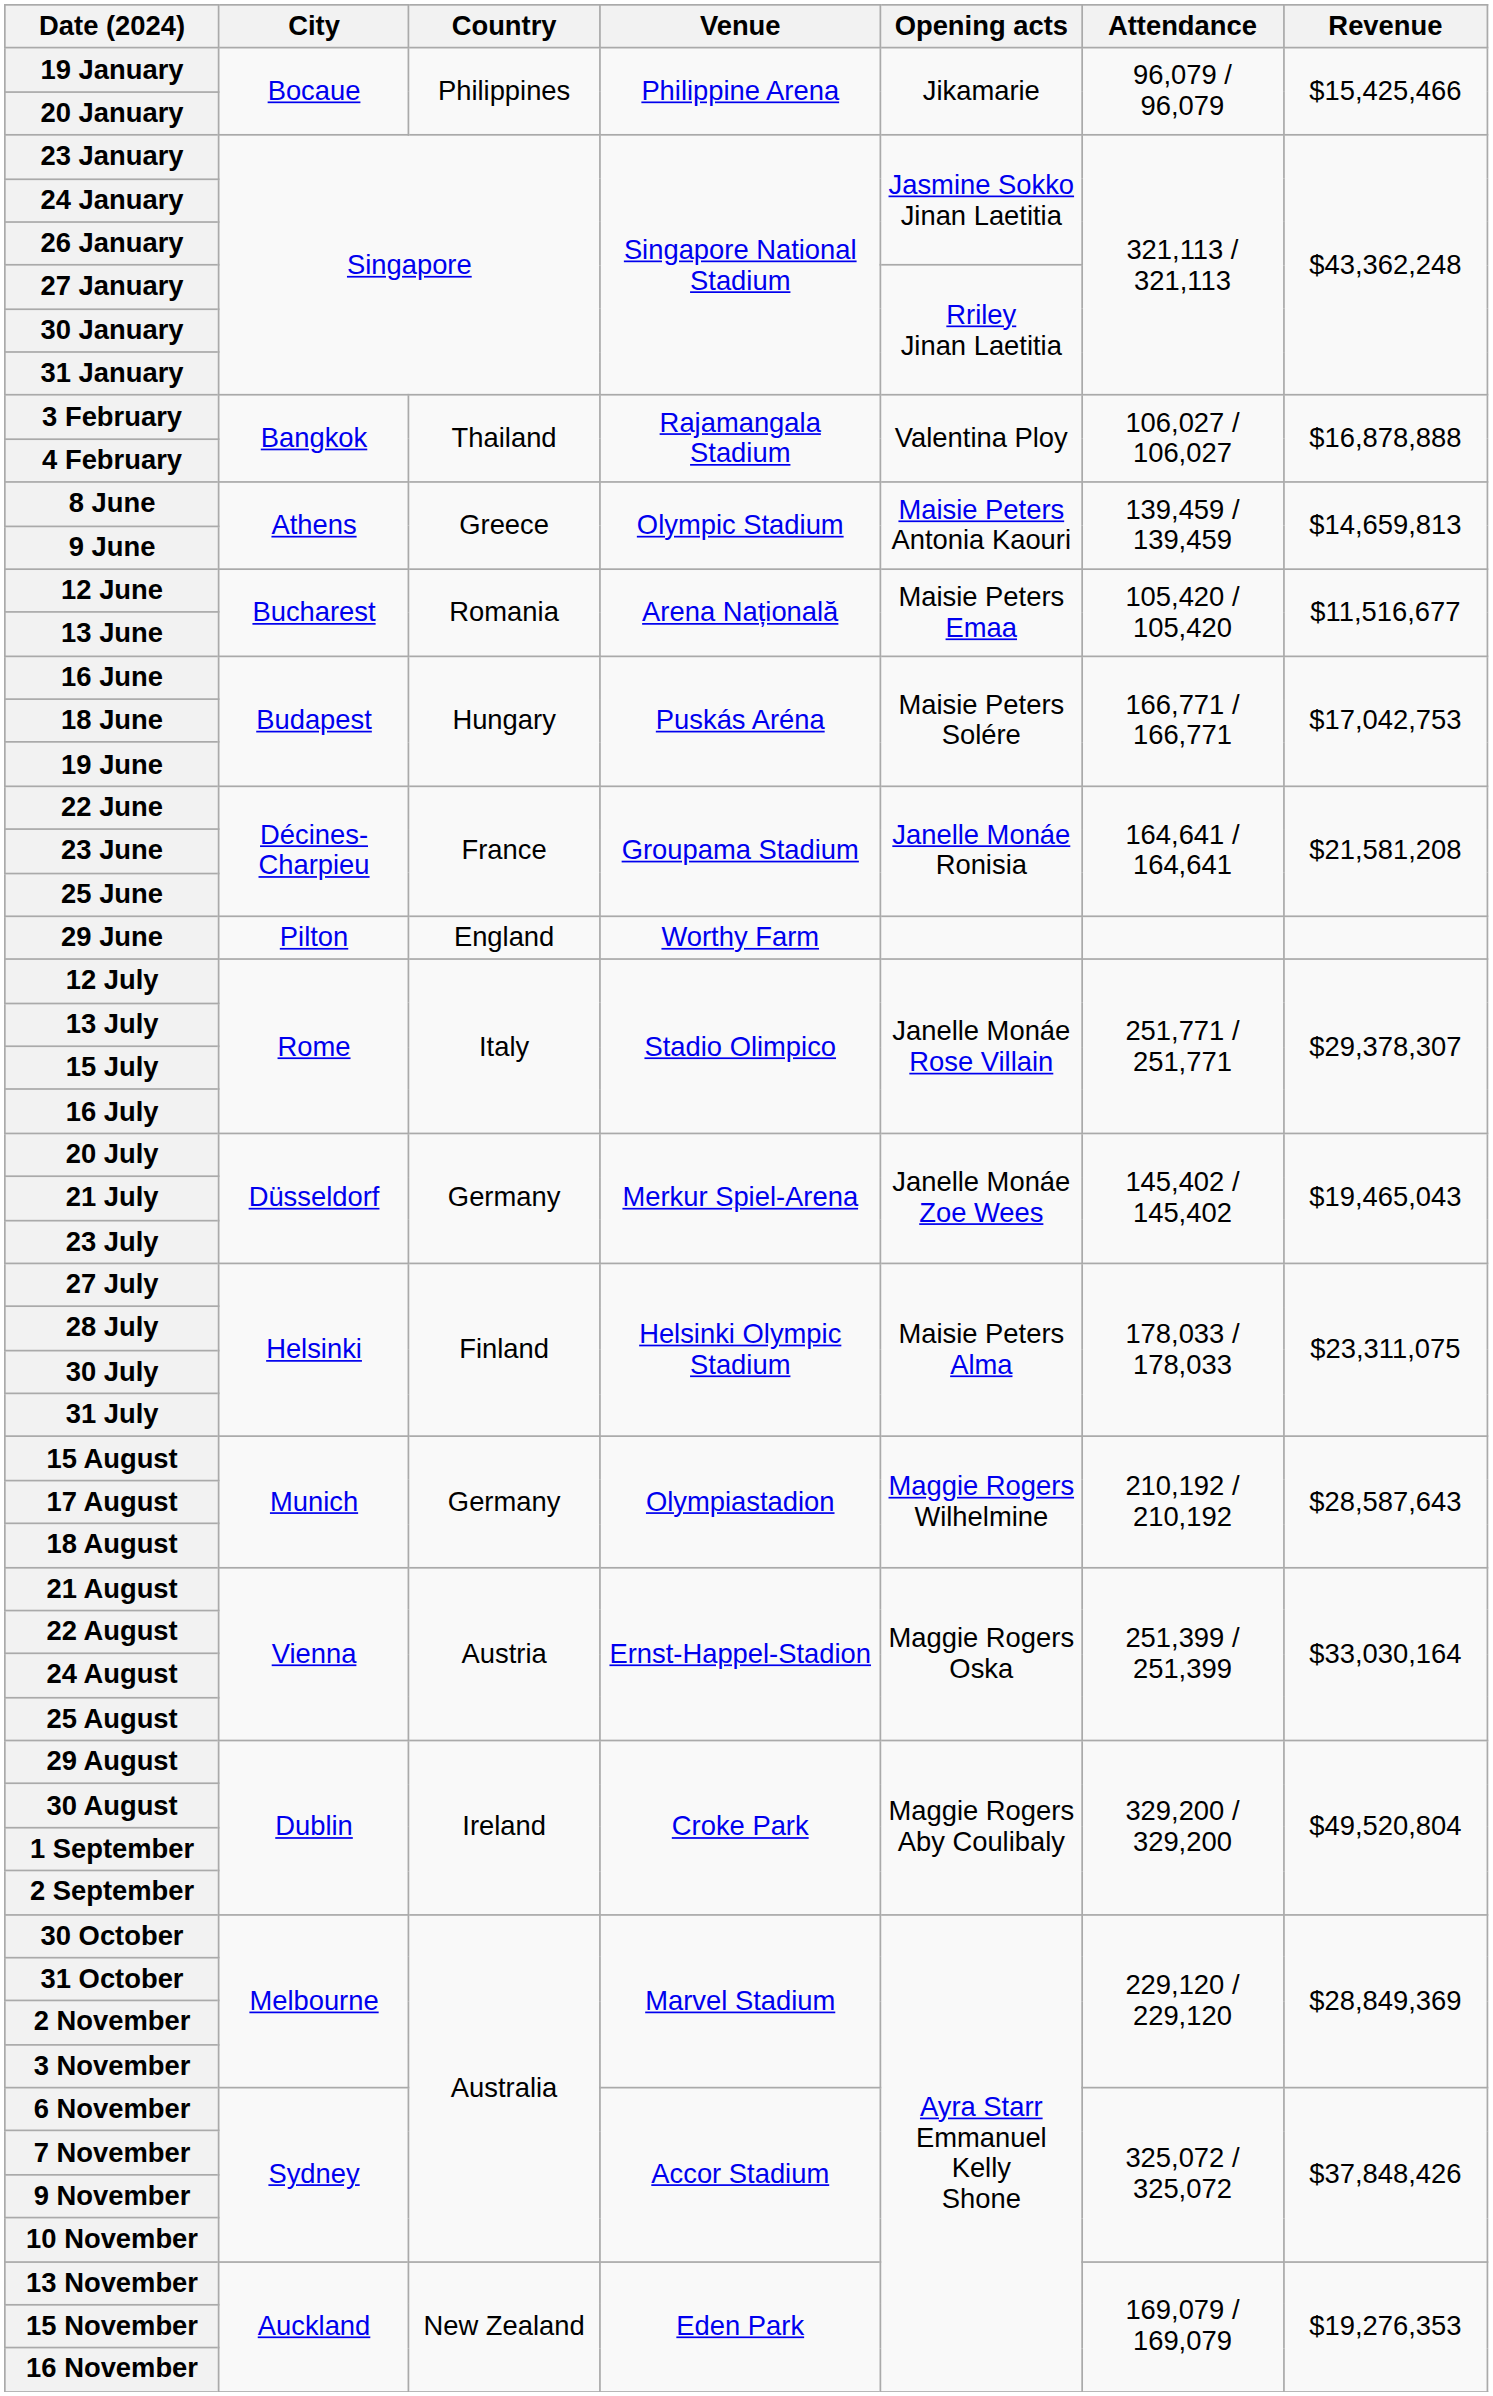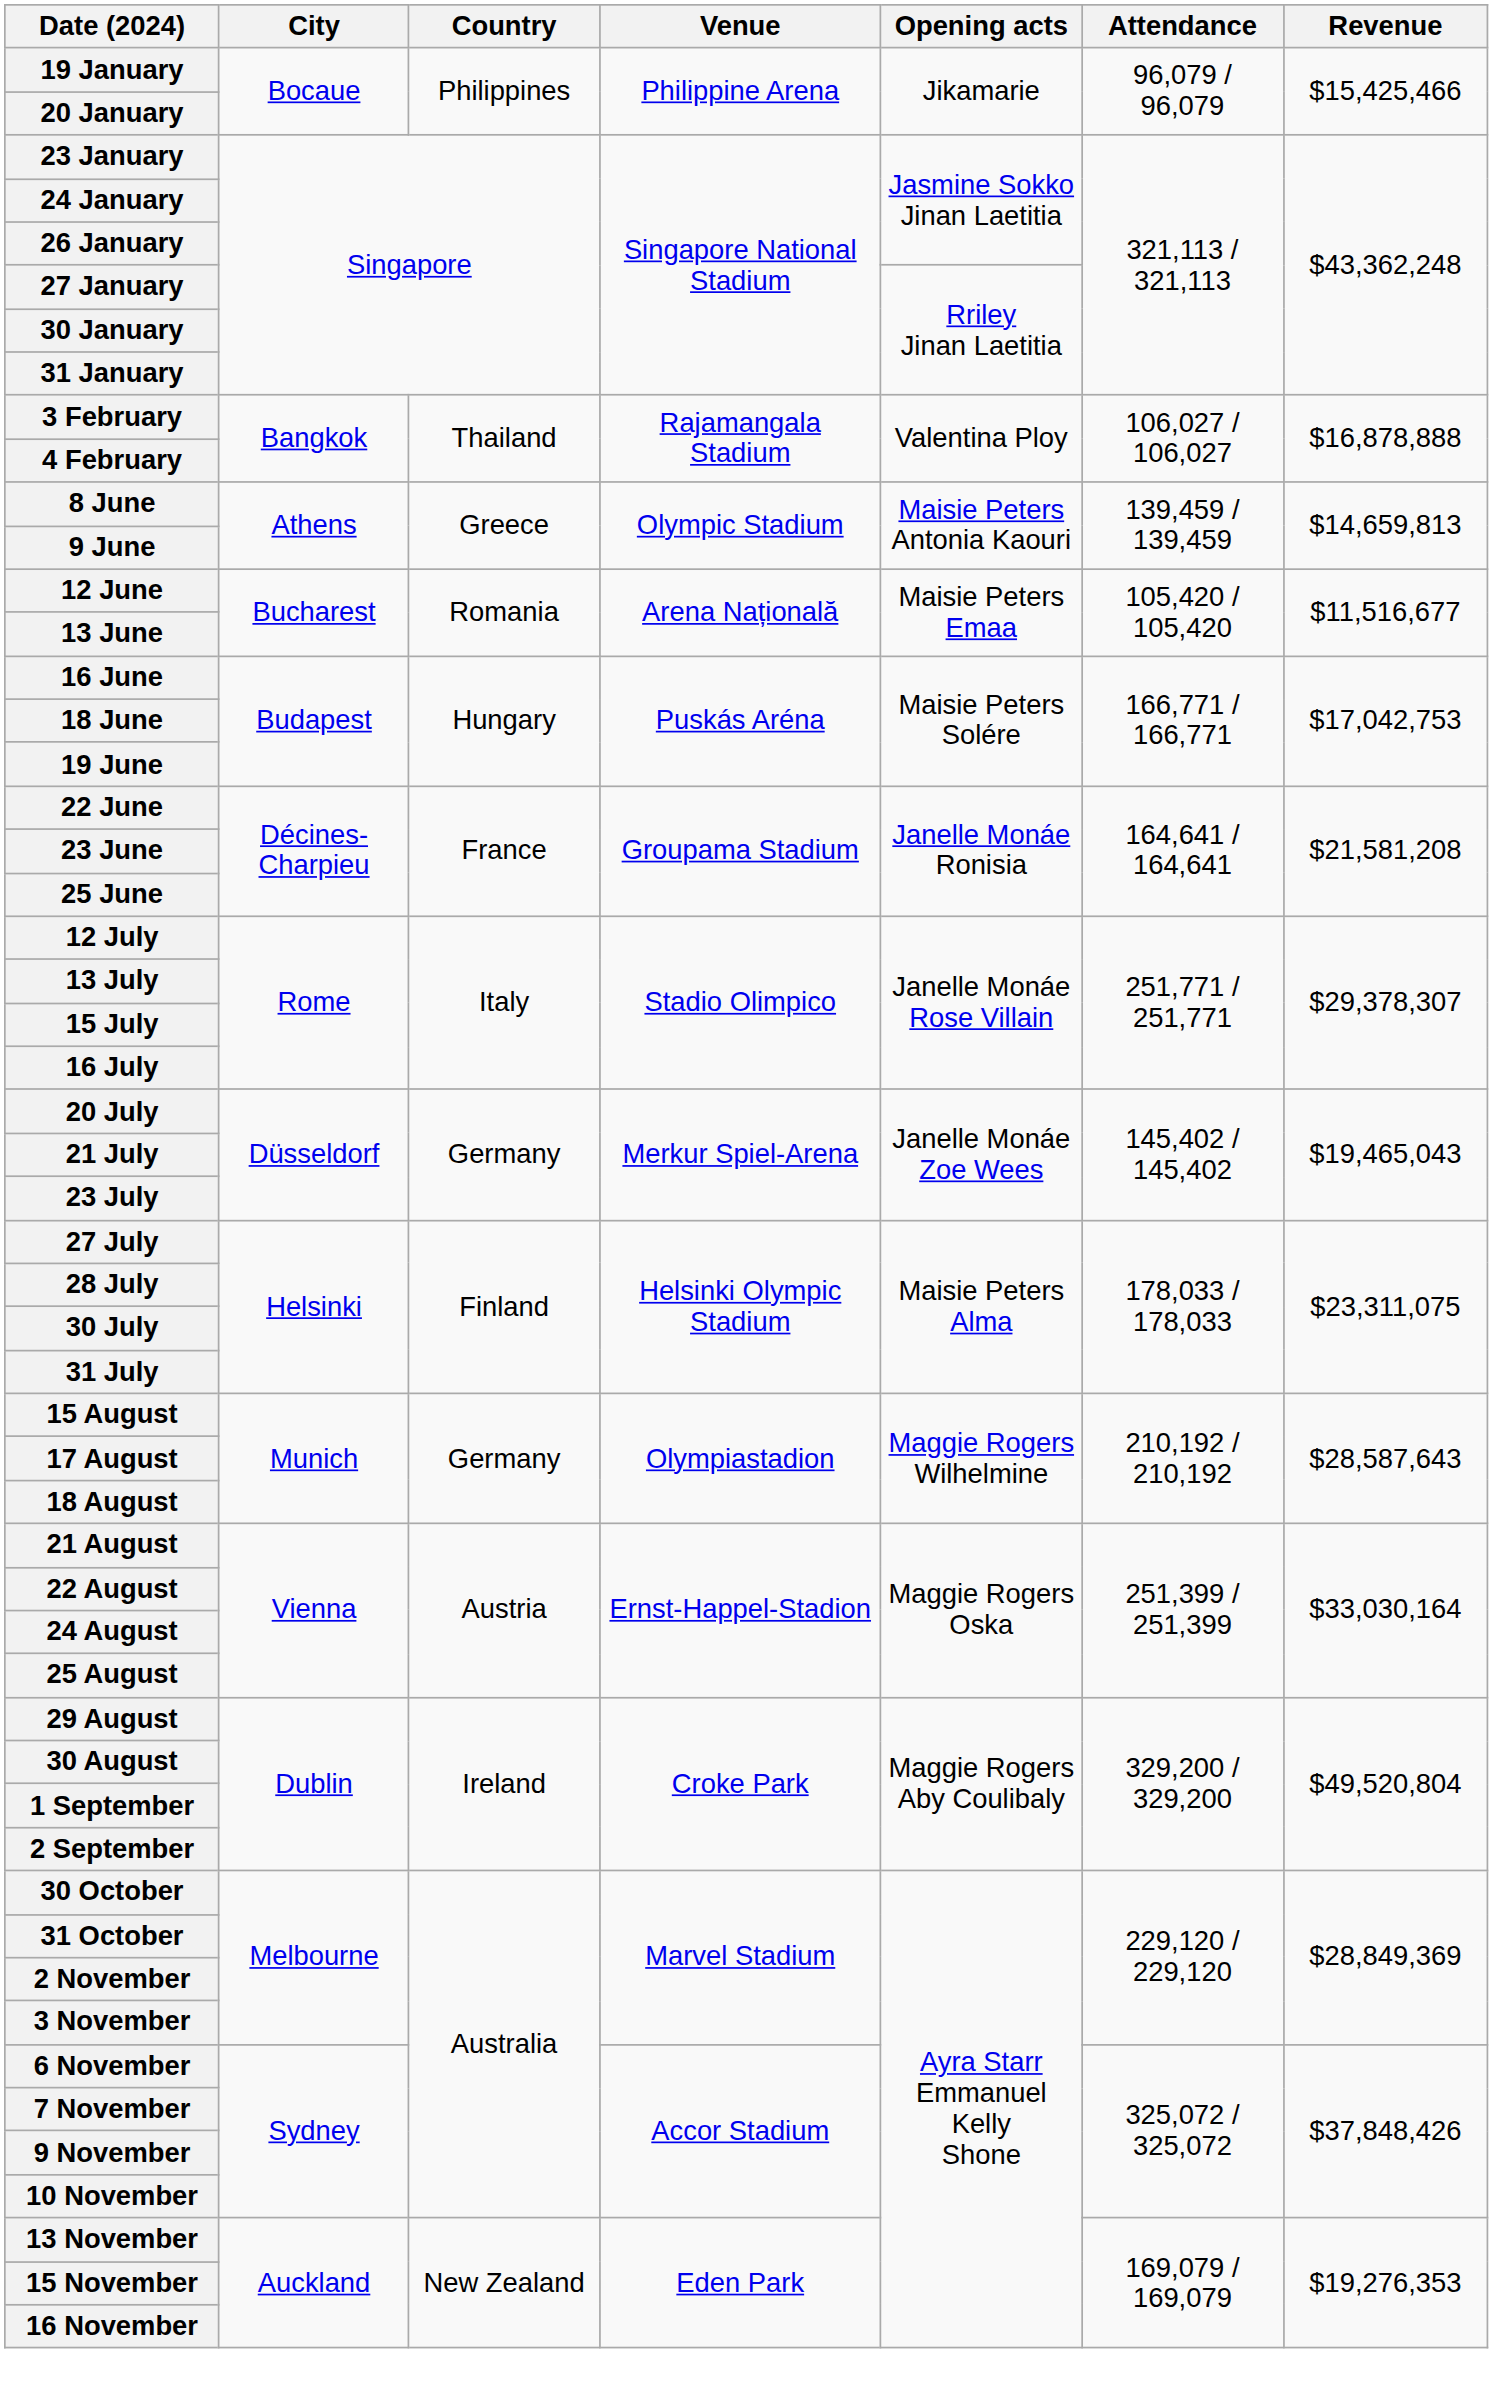- row: (112, 937)
